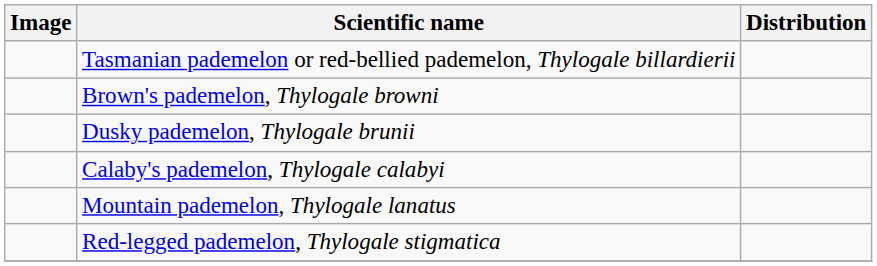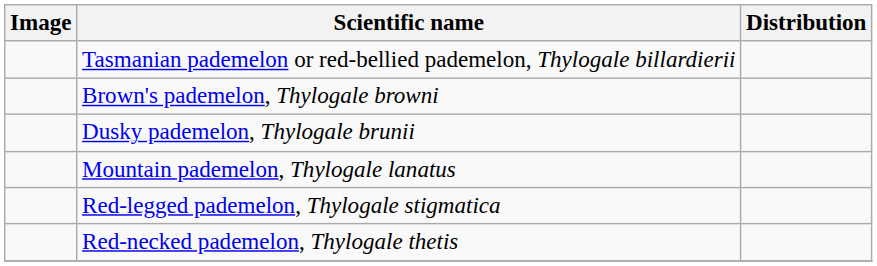- row: (263, 168)
+ row: (270, 242)
